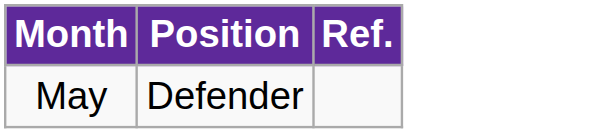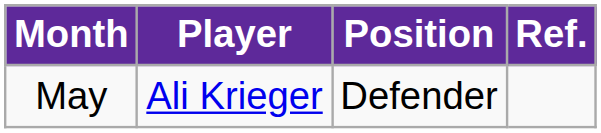+ column: (235, 34)
